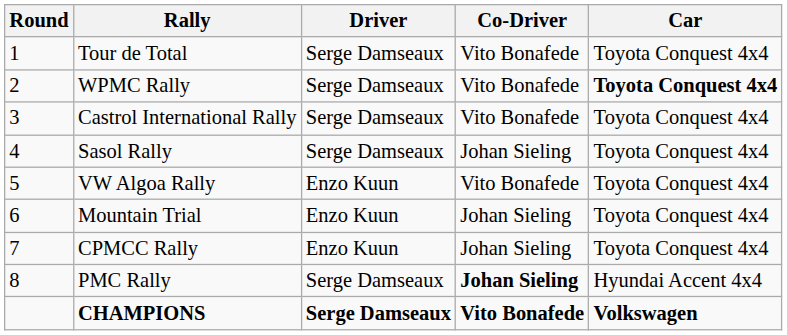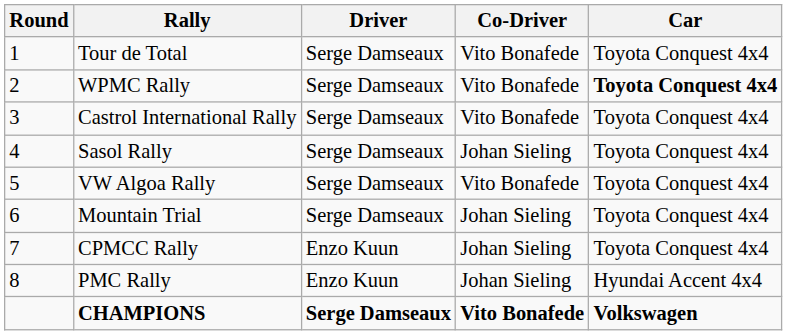(352, 183) Enzo Kuun -> (375, 183) Serge Damseaux
(352, 215) Enzo Kuun -> (375, 215) Serge Damseaux
(375, 280) Serge Damseaux -> (352, 280) Enzo Kuun
(519, 280) bold -> (516, 280) normal
